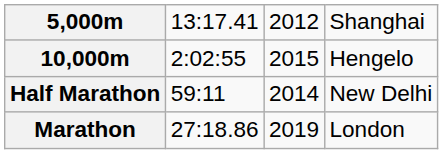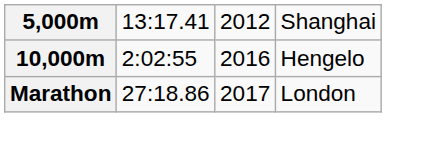(294, 58) 2015 -> (245, 58) 2016
- row: (85, 93)
(294, 129) 2019 -> (245, 93) 2017
